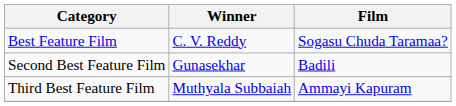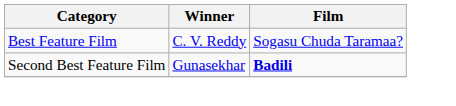(317, 64) normal -> (273, 64) bold
- row: (81, 88)
